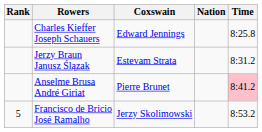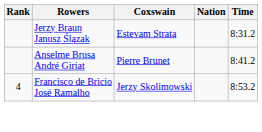- row: (67, 33)
(243, 87) pink background -> (243, 60) no background
(18, 114) 5 -> (18, 87) 4
